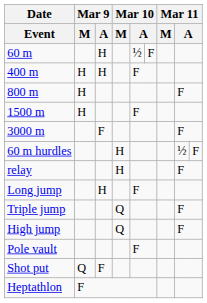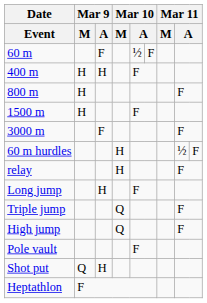(102, 53) H -> (101, 53) F
(101, 268) F -> (102, 268) H
